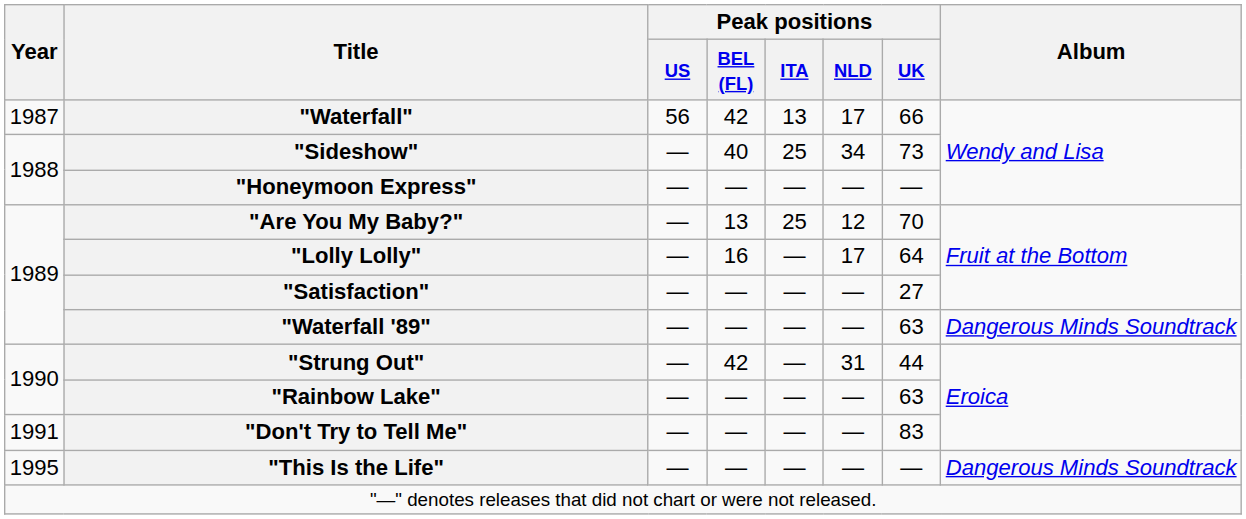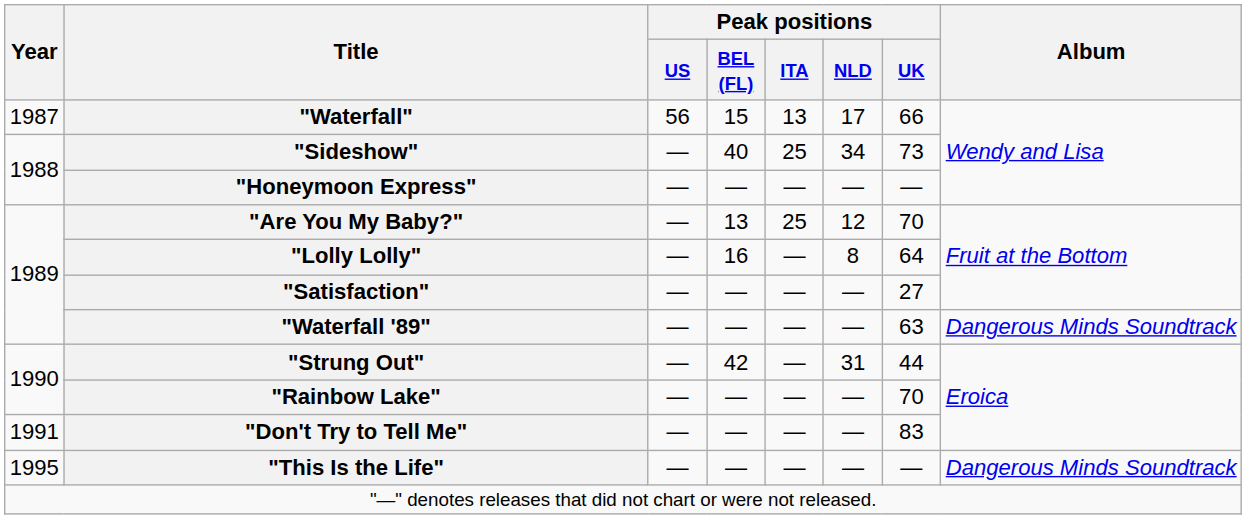(736, 116) 42 -> (736, 116) 15
(853, 256) 17 -> (853, 256) 8
(911, 397) 63 -> (911, 397) 70
